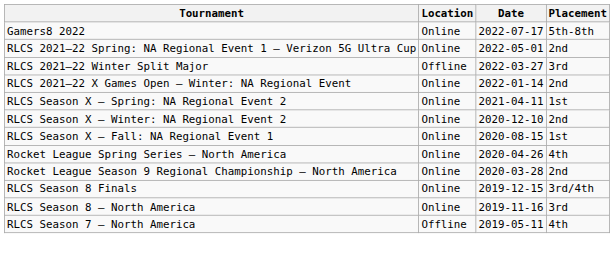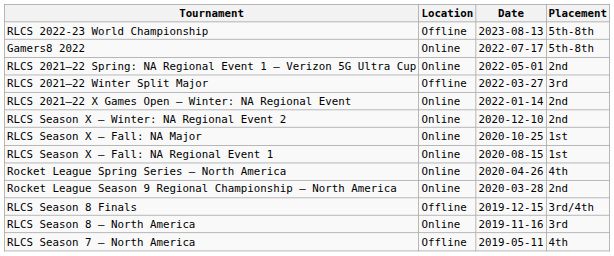+ row: (108, 31)
- row: (147, 101)
+ row: (104, 136)
(441, 189) Online -> (444, 207) Offline
